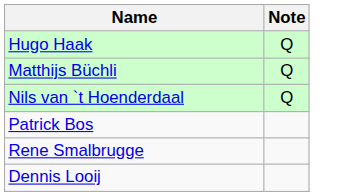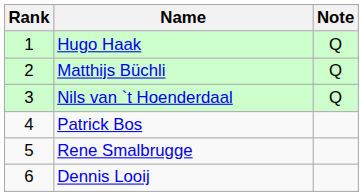+ column: (29, 17)
